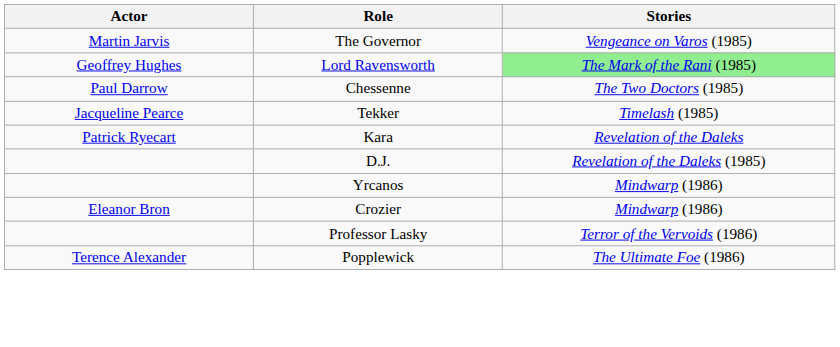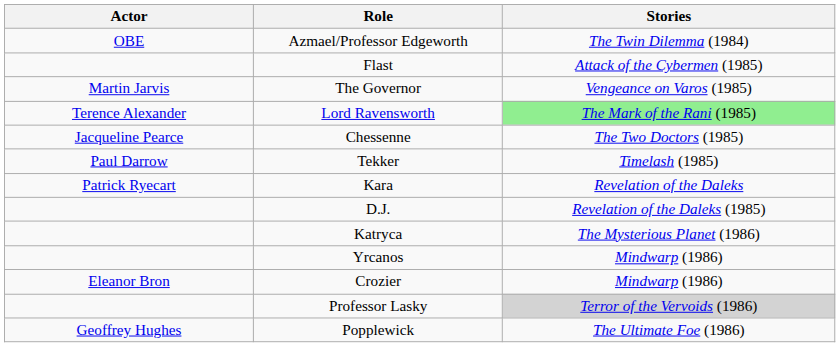+ row: (378, 40)
+ row: (378, 64)
(129, 64) Geoffrey Hughes -> (129, 112) Terence Alexander
(129, 88) Paul Darrow -> (129, 137) Jacqueline Pearce
(129, 112) Jacqueline Pearce -> (129, 161) Paul Darrow
+ row: (378, 233)
(669, 233) no background -> (669, 305) lightgrey background
(129, 257) Terence Alexander -> (129, 329) Geoffrey Hughes
